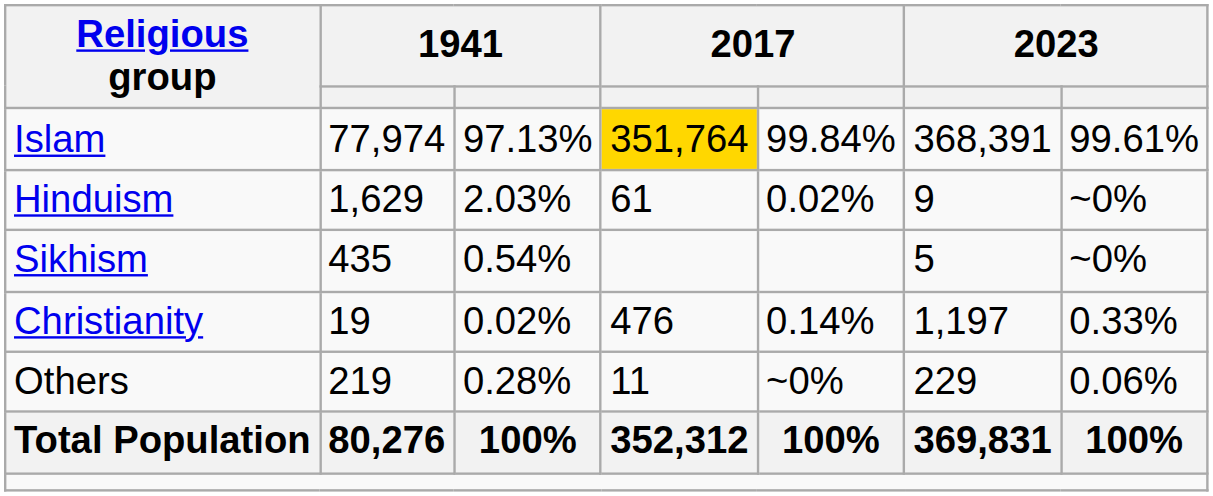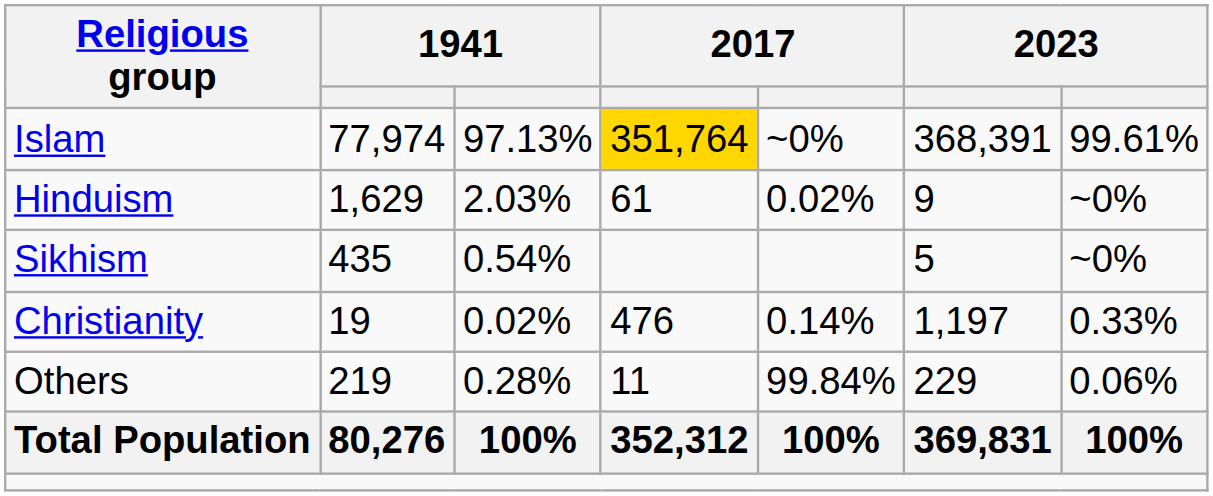(831, 138) 99.84% -> (805, 138) ~0%
(805, 381) ~0% -> (831, 381) 99.84%
